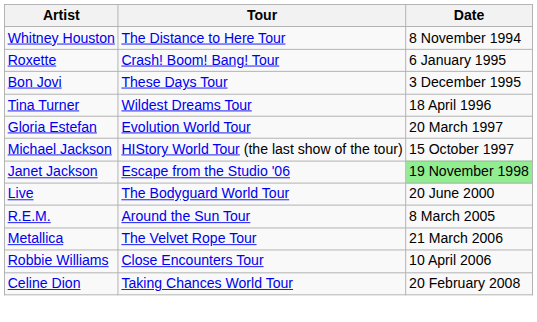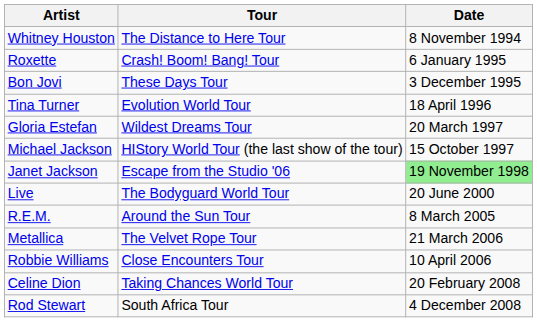(187, 104) Wildest Dreams Tour -> (186, 104) Evolution World Tour
(186, 127) Evolution World Tour -> (187, 127) Wildest Dreams Tour
+ row: (46, 305)
